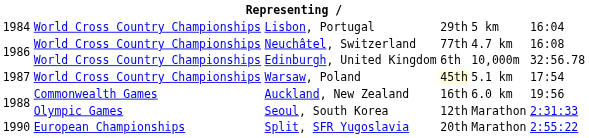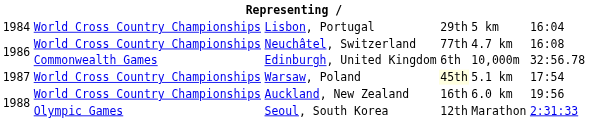(147, 60) World Cross Country Championships -> (96, 60) Commonwealth Games
(96, 94) Commonwealth Games -> (147, 94) World Cross Country Championships
- row: (337, 127)
